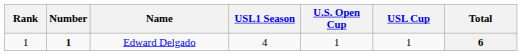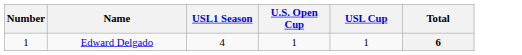- column: (26, 19)
(68, 42) bold -> (26, 42) normal
